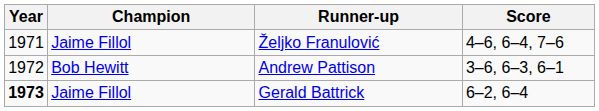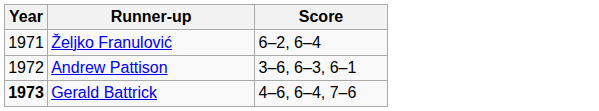- column: (151, 17)
(515, 42) 4–6, 6–4, 7–6 -> (290, 42) 6–2, 6–4
(497, 93) 6–2, 6–4 -> (307, 93) 4–6, 6–4, 7–6
